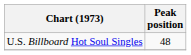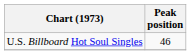(165, 41) 48 -> (165, 41) 46
